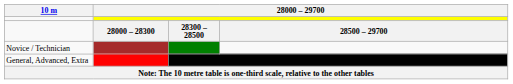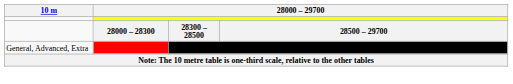- row: (38, 48)
